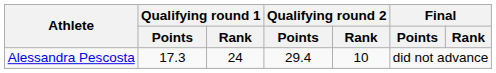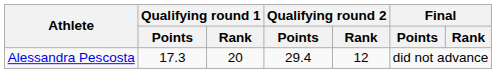(235, 58) 24 -> (235, 58) 20
(361, 58) 10 -> (361, 58) 12
